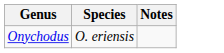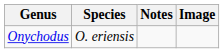+ column: (197, 15)
